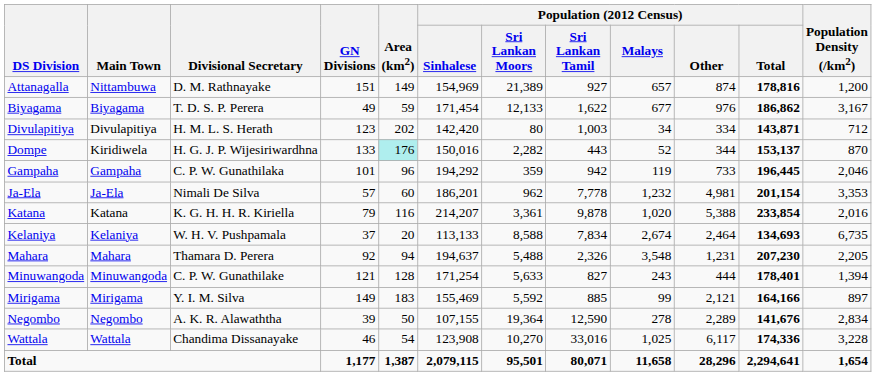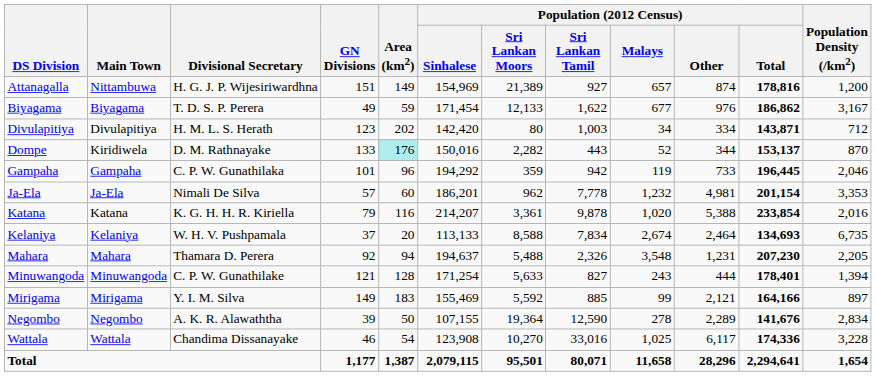(222, 87) D. M. Rathnayake -> (245, 87) H. G. J. P. Wijesiriwardhna
(245, 150) H. G. J. P. Wijesiriwardhna -> (222, 150) D. M. Rathnayake
